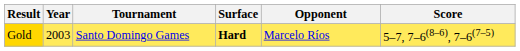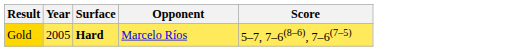- column: (144, 14)
(58, 35) 2003 -> (58, 35) 2005
